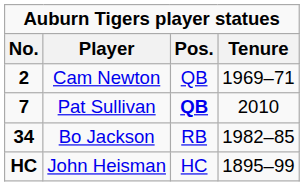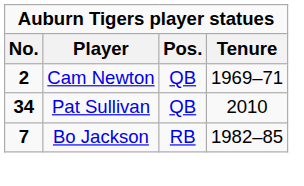(24, 107) 7 -> (24, 107) 34
(194, 107) bold -> (183, 107) normal
(24, 136) 34 -> (24, 136) 7
- row: (107, 166)
